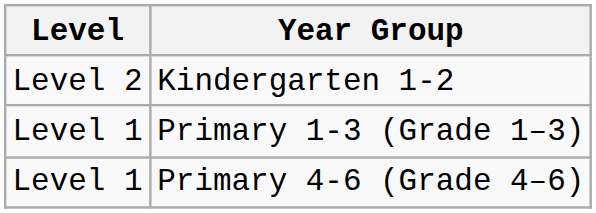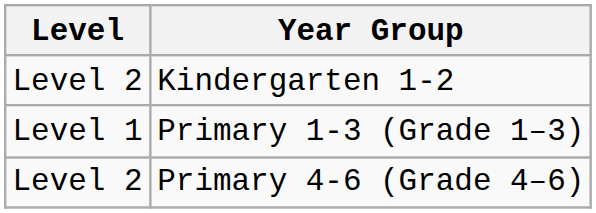(78, 182) Level 1 -> (78, 182) Level 2
